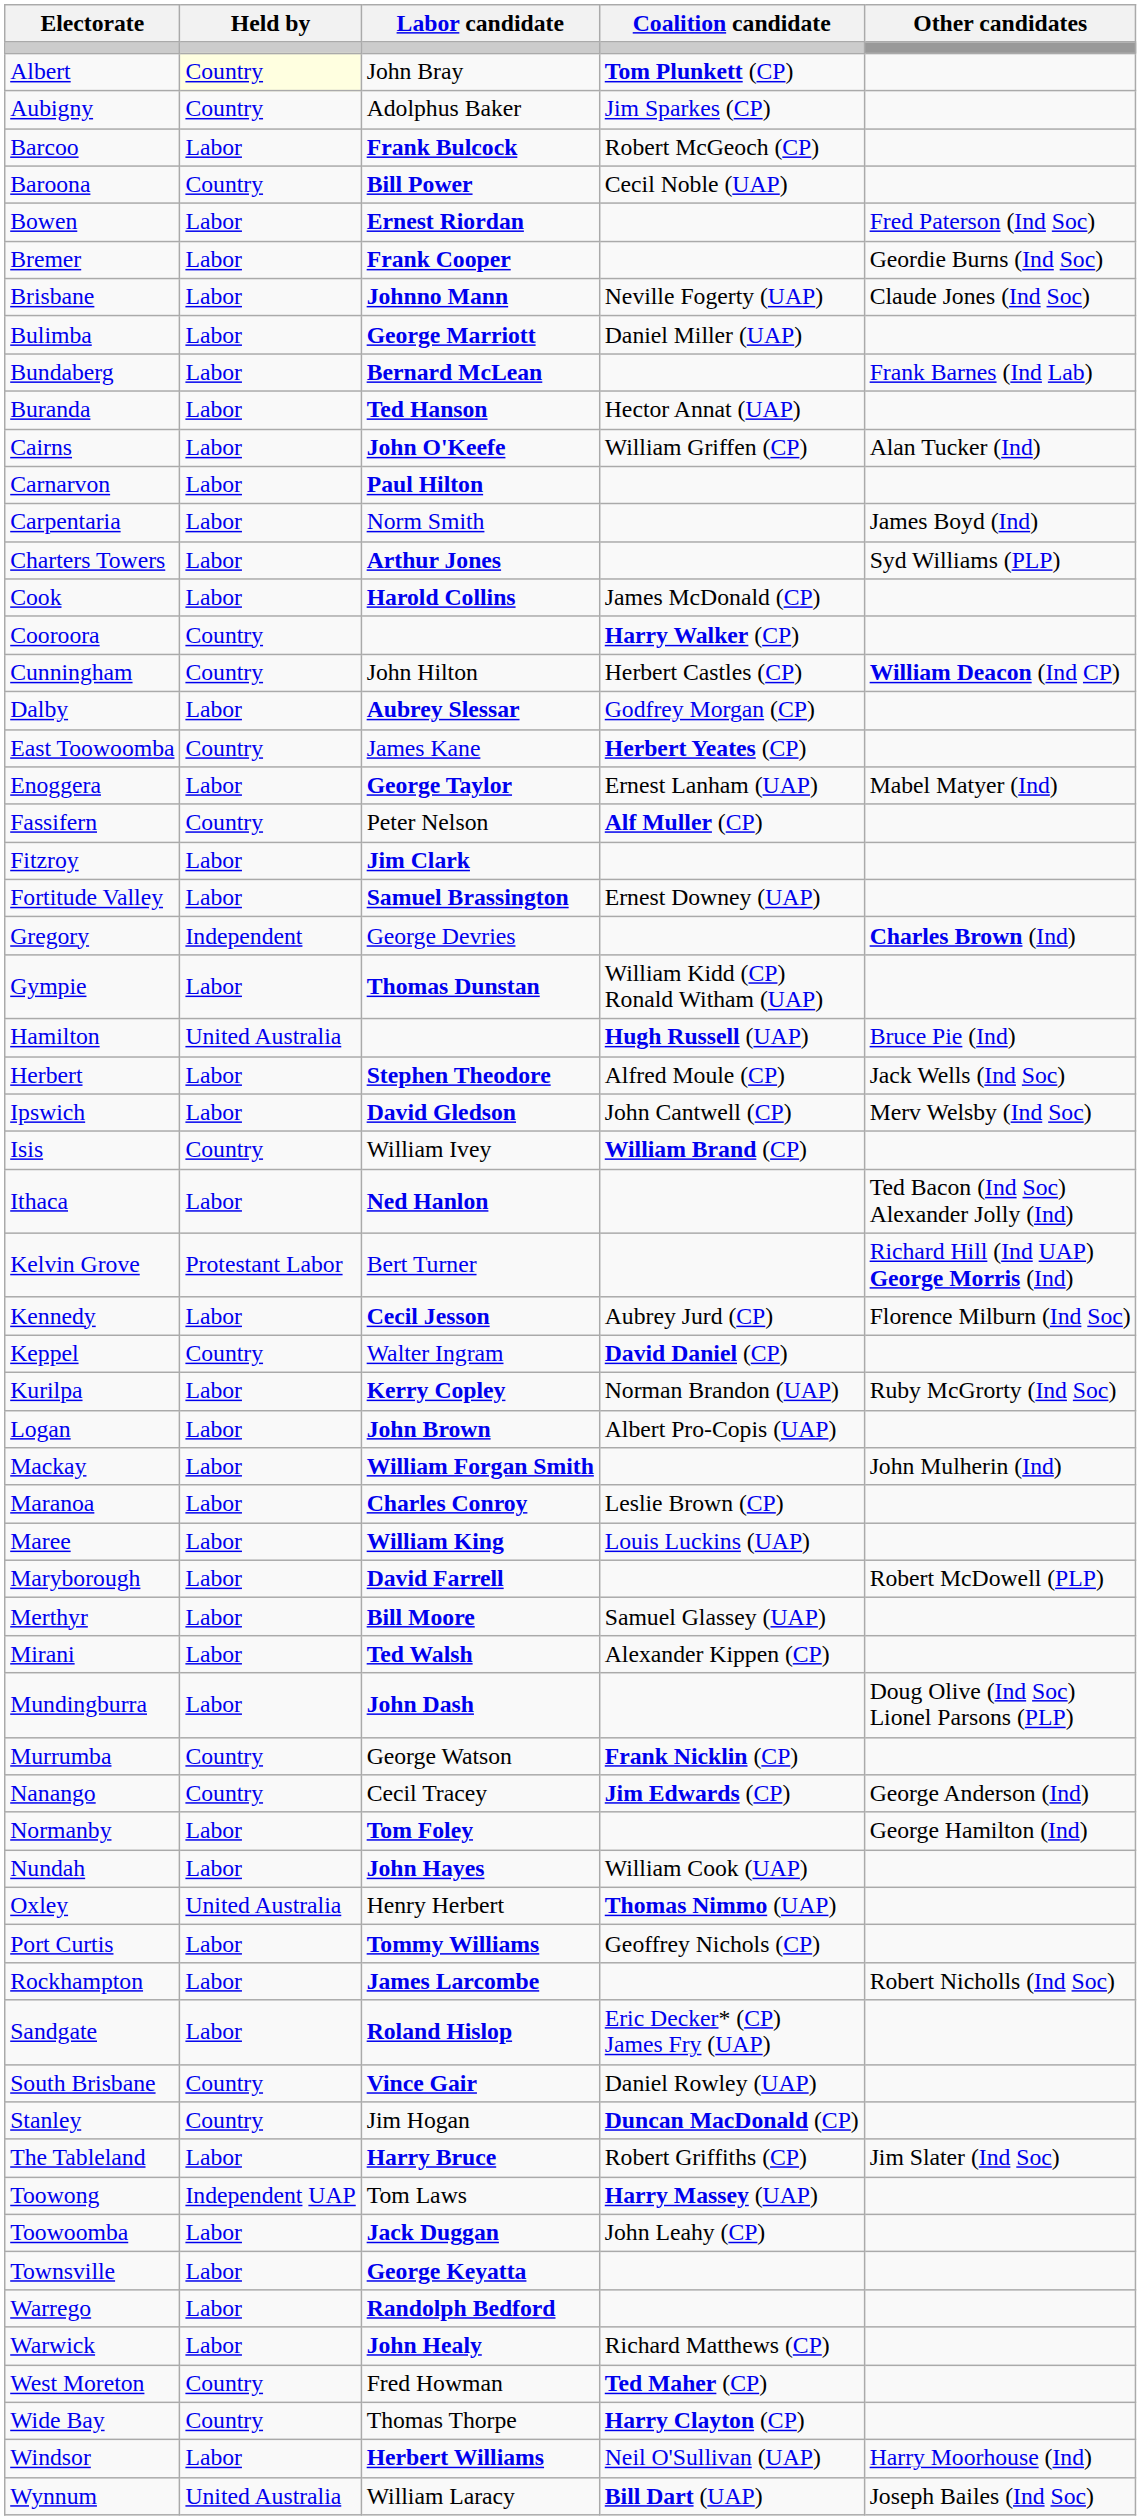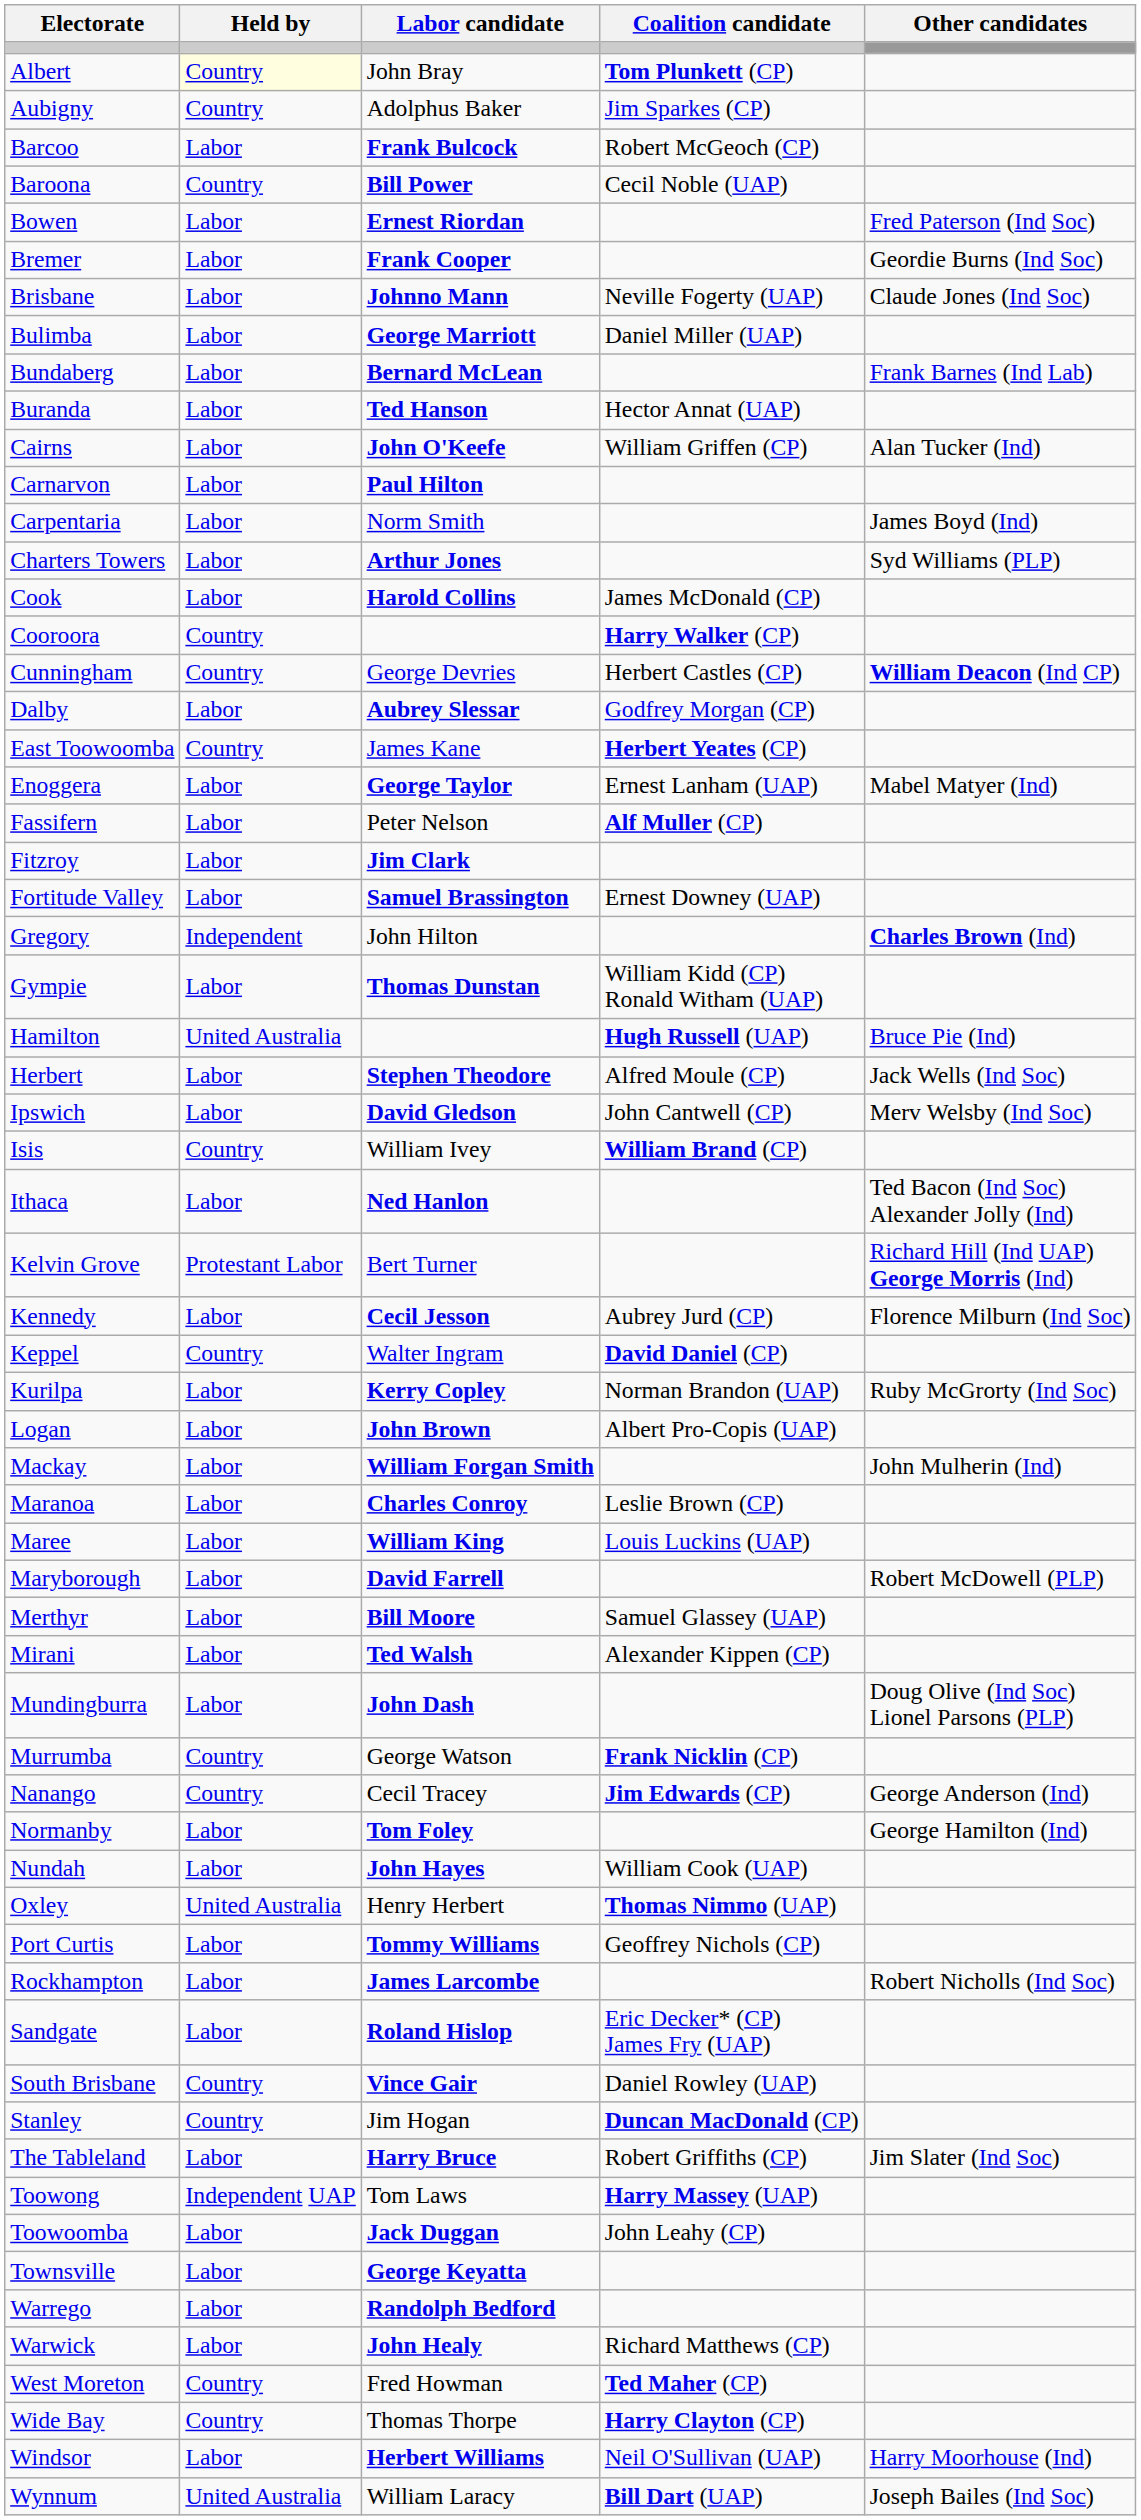(422, 672) John Hilton -> (441, 672) George Devries
(224, 822) Country -> (214, 822) Labor
(441, 935) George Devries -> (422, 935) John Hilton
